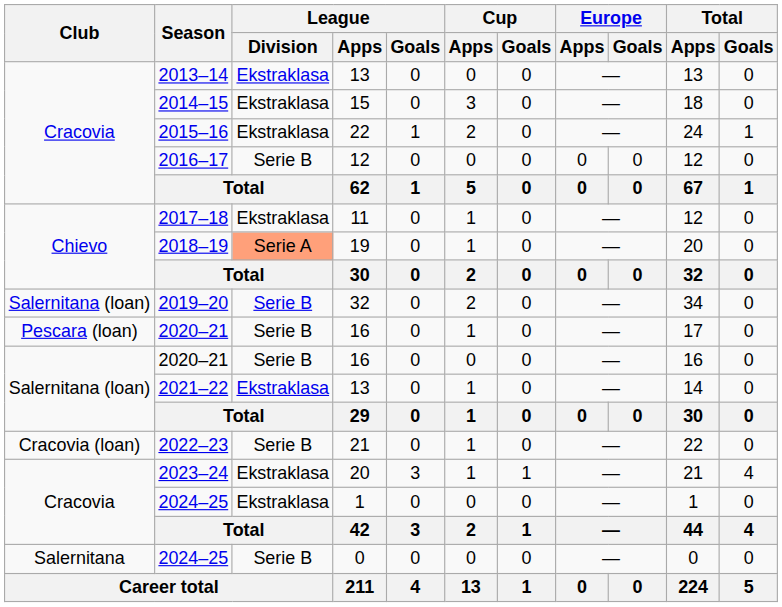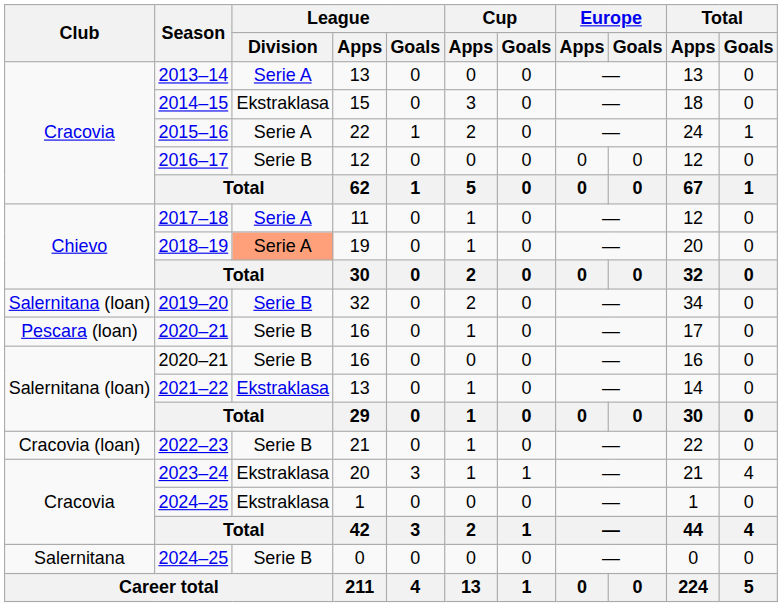(283, 75) Ekstraklasa -> (283, 75) Serie A
(283, 132) Ekstraklasa -> (283, 132) Serie A
(283, 217) Ekstraklasa -> (283, 217) Serie A
